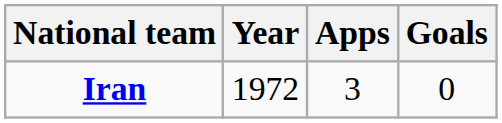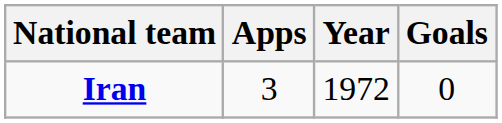columns swapped: (265, 32) <-> (352, 32)
